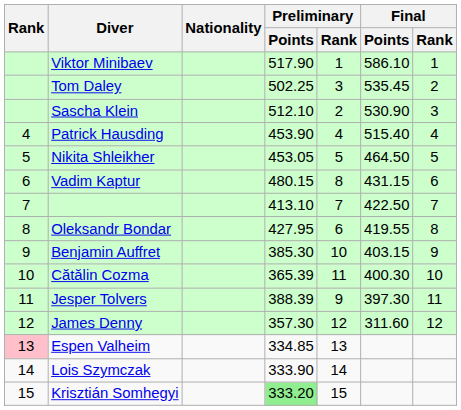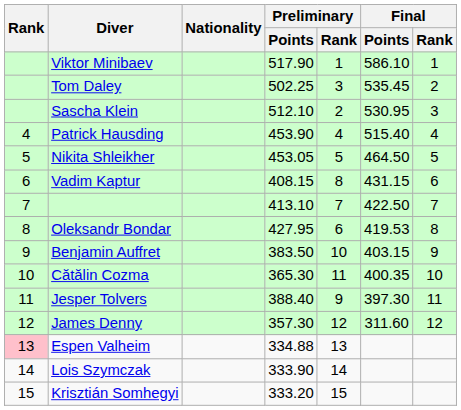(387, 110) 530.90 -> (387, 110) 530.95
(291, 181) 480.15 -> (291, 181) 408.15
(387, 228) 419.55 -> (387, 228) 419.53
(291, 252) 385.30 -> (291, 252) 383.50
(291, 275) 365.39 -> (291, 275) 365.30
(387, 275) 400.30 -> (387, 275) 400.35
(291, 299) 388.39 -> (291, 299) 388.40
(291, 346) 334.85 -> (291, 346) 334.88
(291, 393) lightgreen background -> (291, 393) no background
